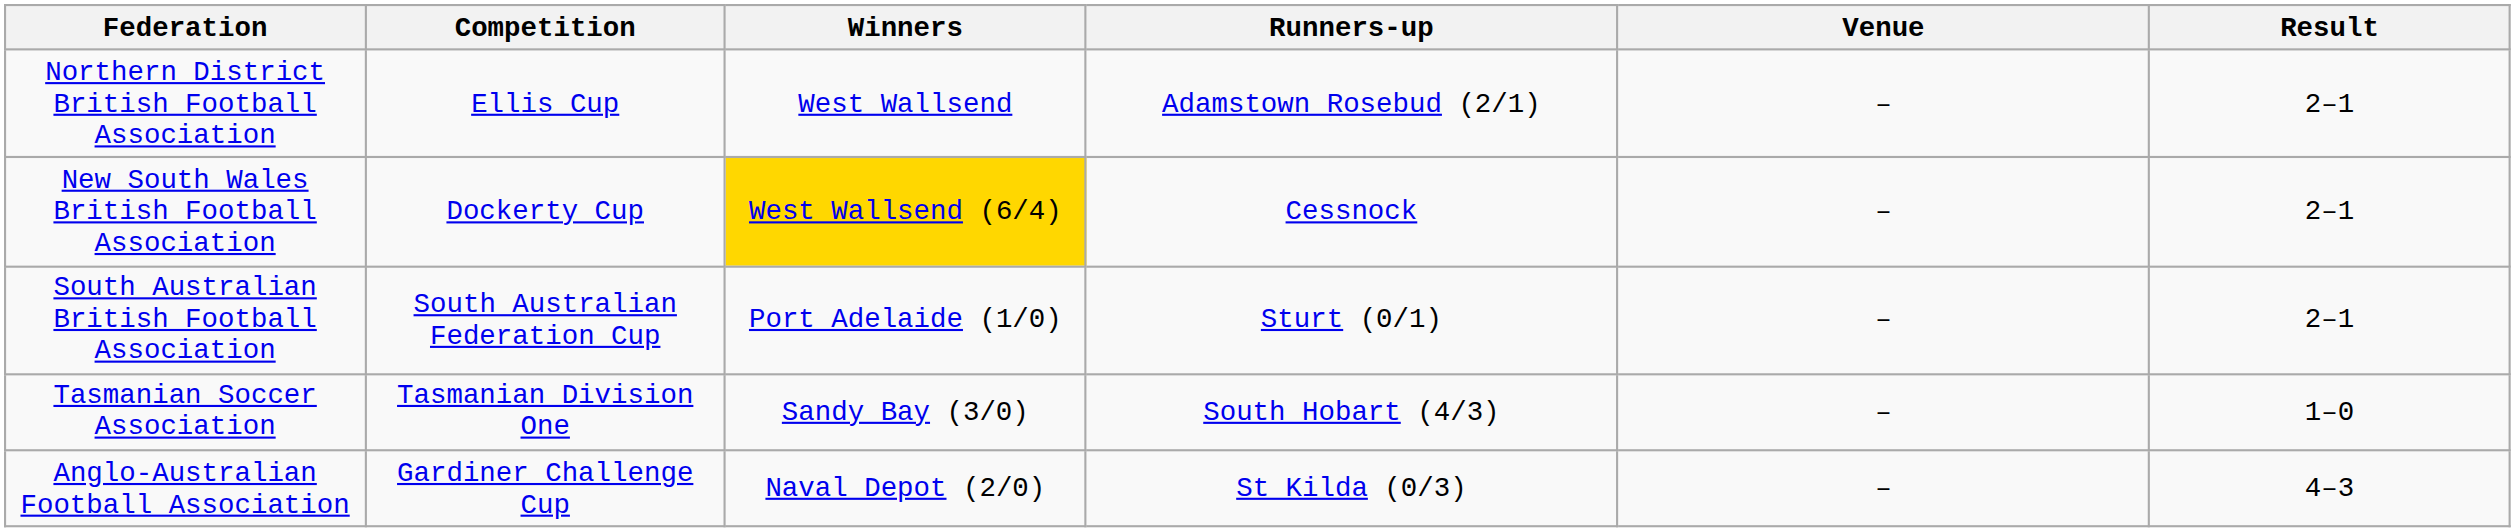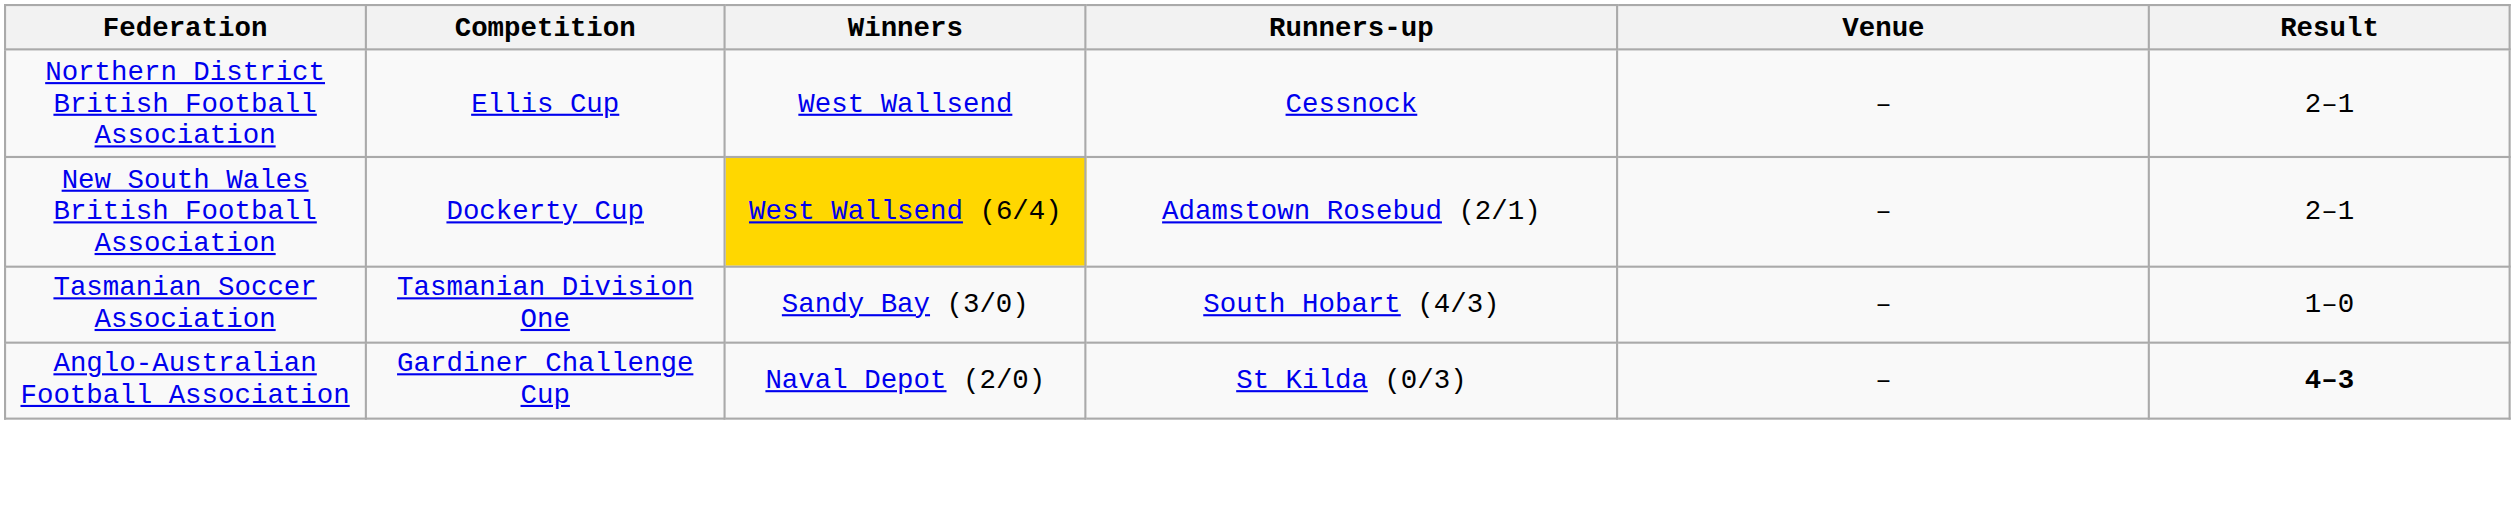(1351, 104) Adamstown Rosebud (2/1) -> (1351, 104) Cessnock
(1351, 212) Cessnock -> (1351, 212) Adamstown Rosebud (2/1)
- row: (185, 320)
(2330, 488) normal -> (2330, 380) bold
